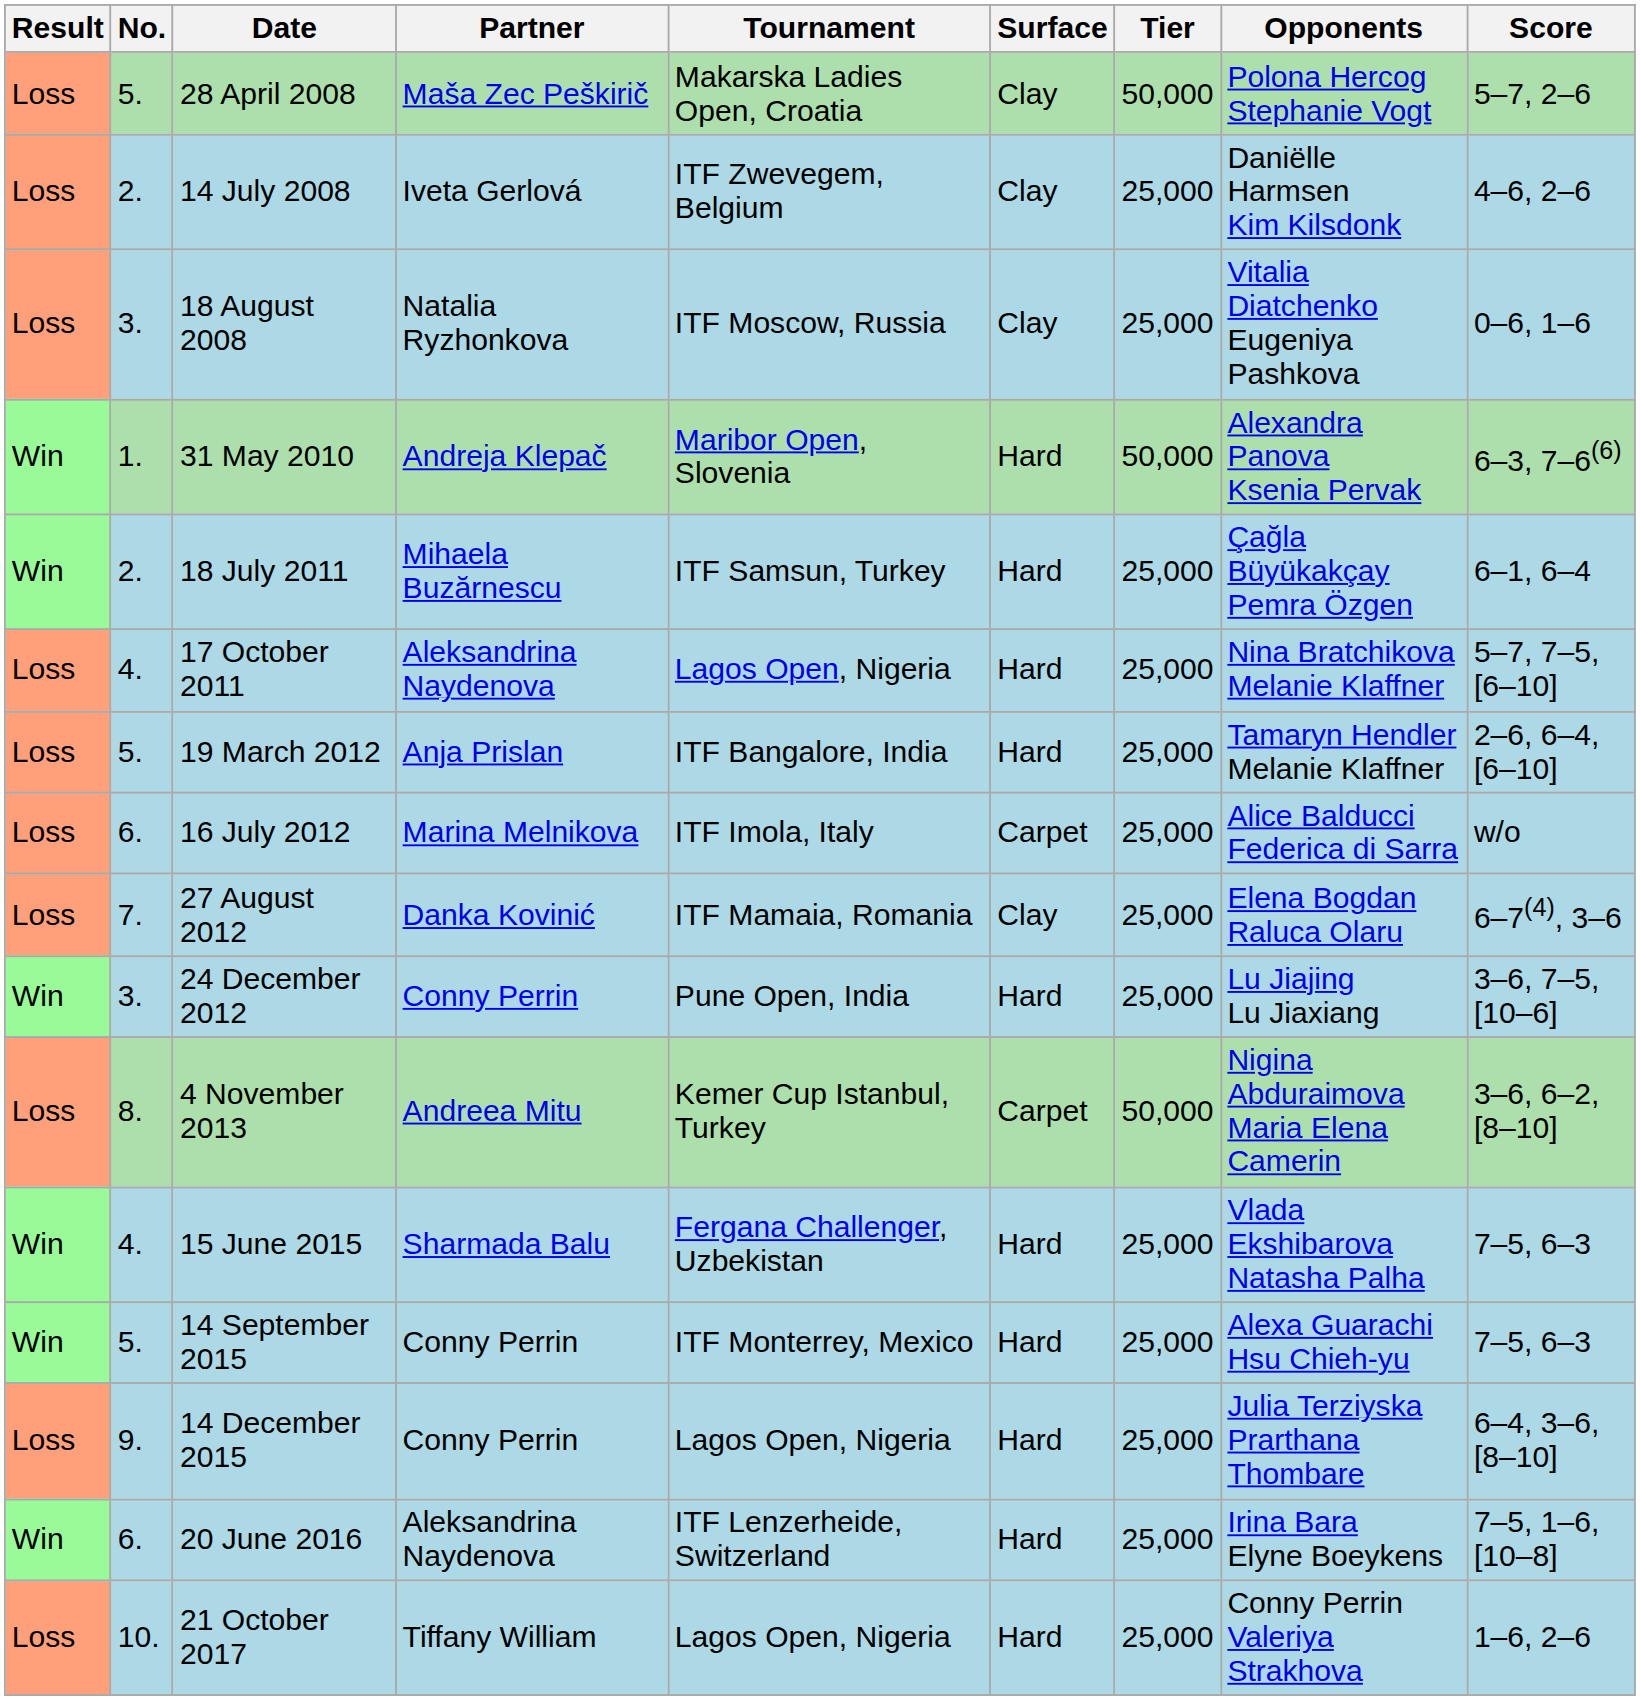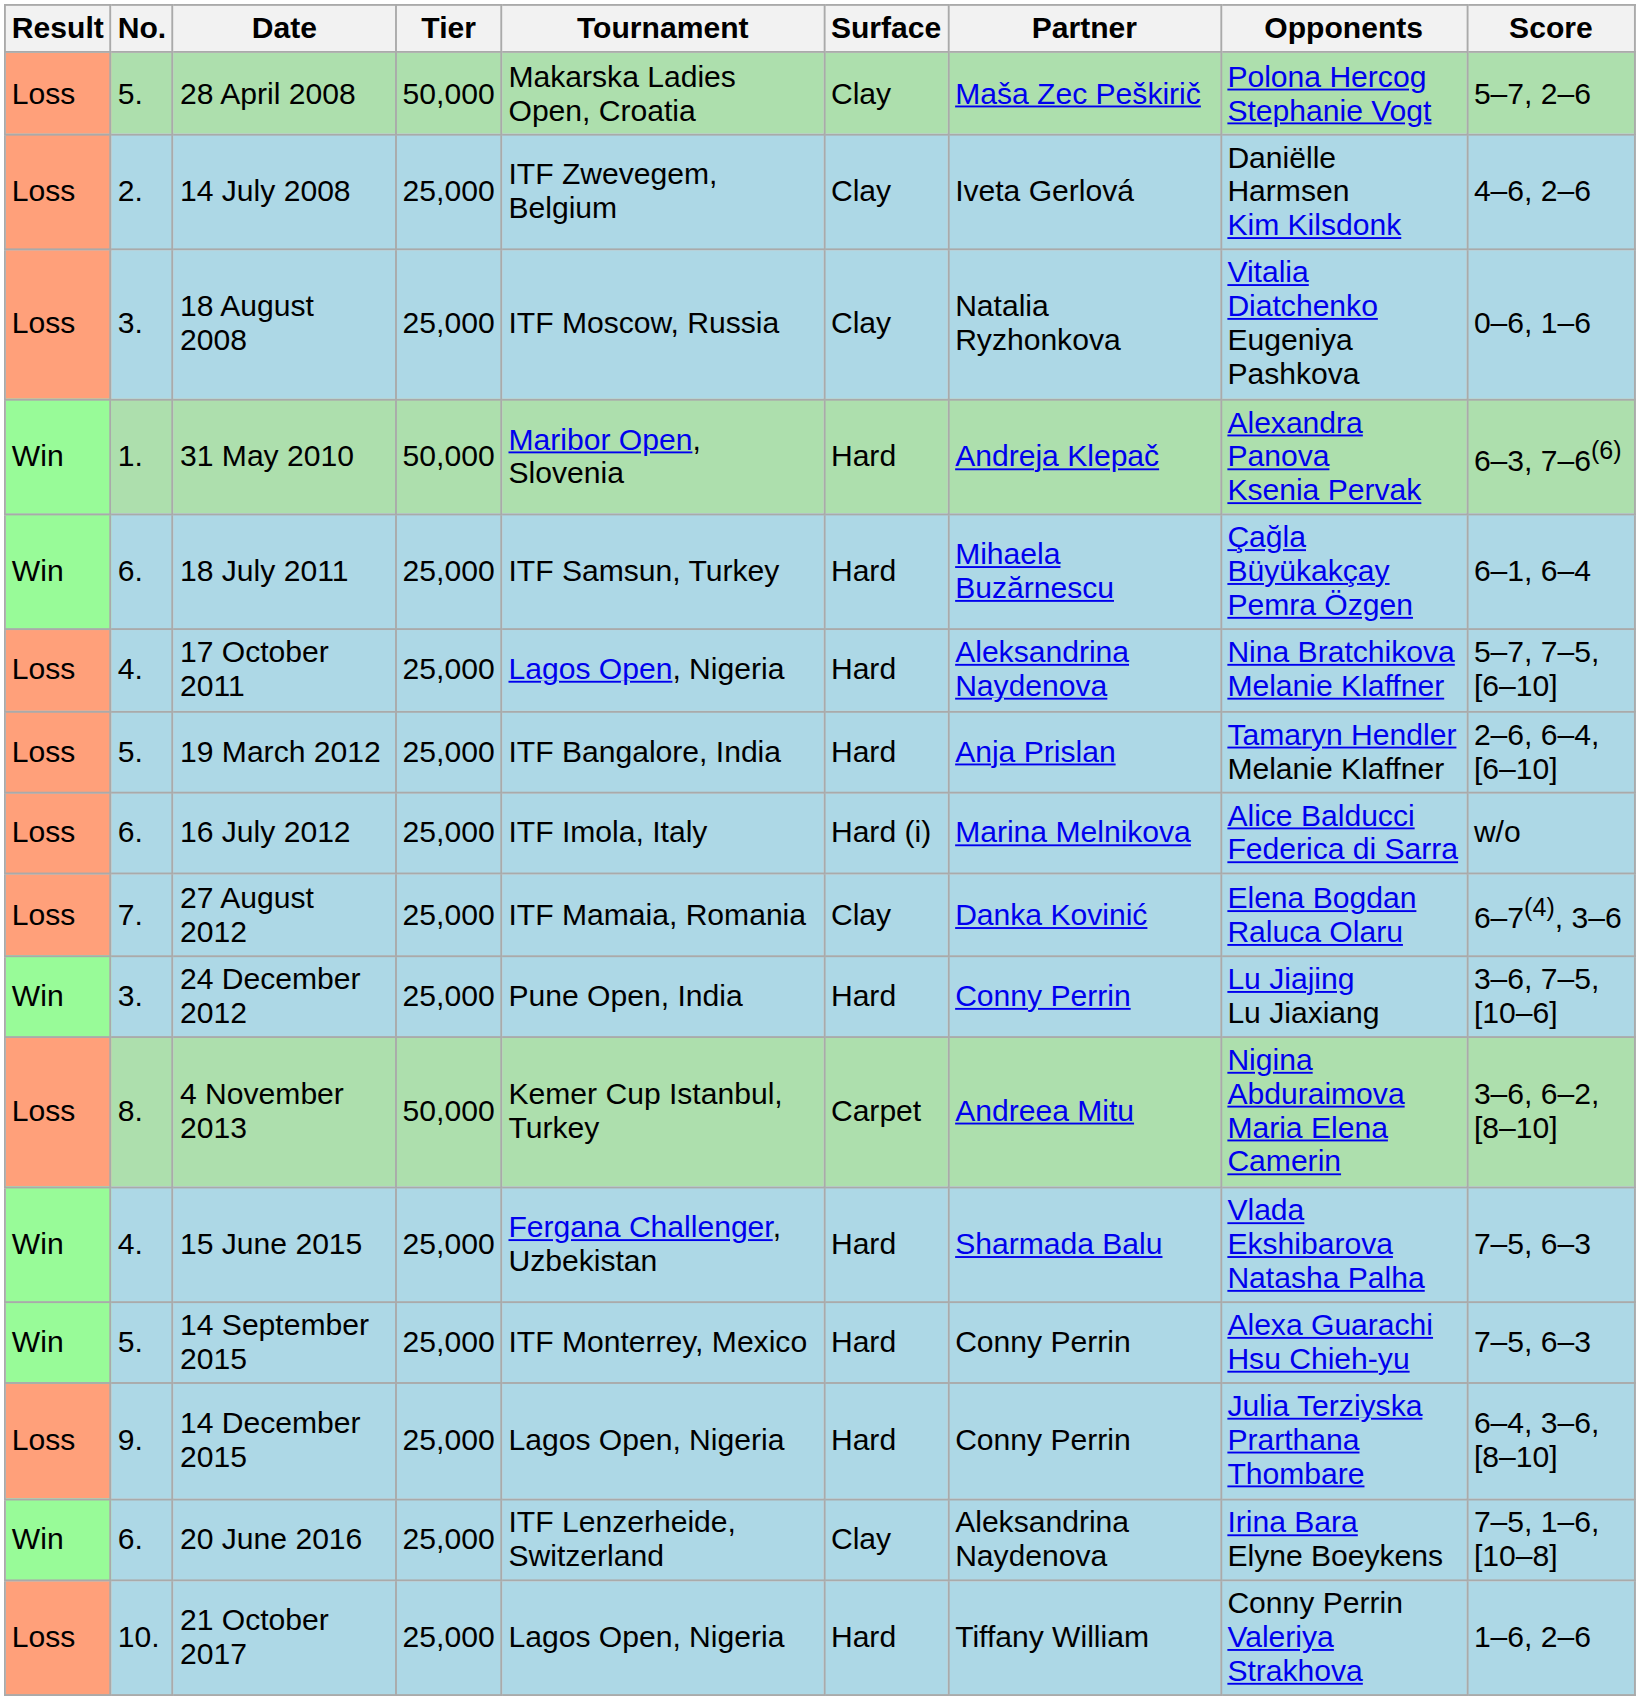columns swapped: (1168, 28) <-> (532, 28)
(130, 571) 2. -> (130, 571) 6.
(1042, 832) Carpet -> (881, 832) Hard (i)
(1030, 1539) Hard -> (861, 1539) Clay
